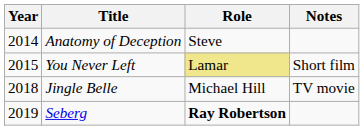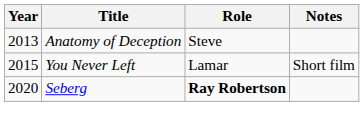(23, 40) 2014 -> (23, 40) 2013
(208, 64) khaki background -> (208, 64) no background
- row: (81, 88)
(23, 112) 2019 -> (23, 88) 2020
